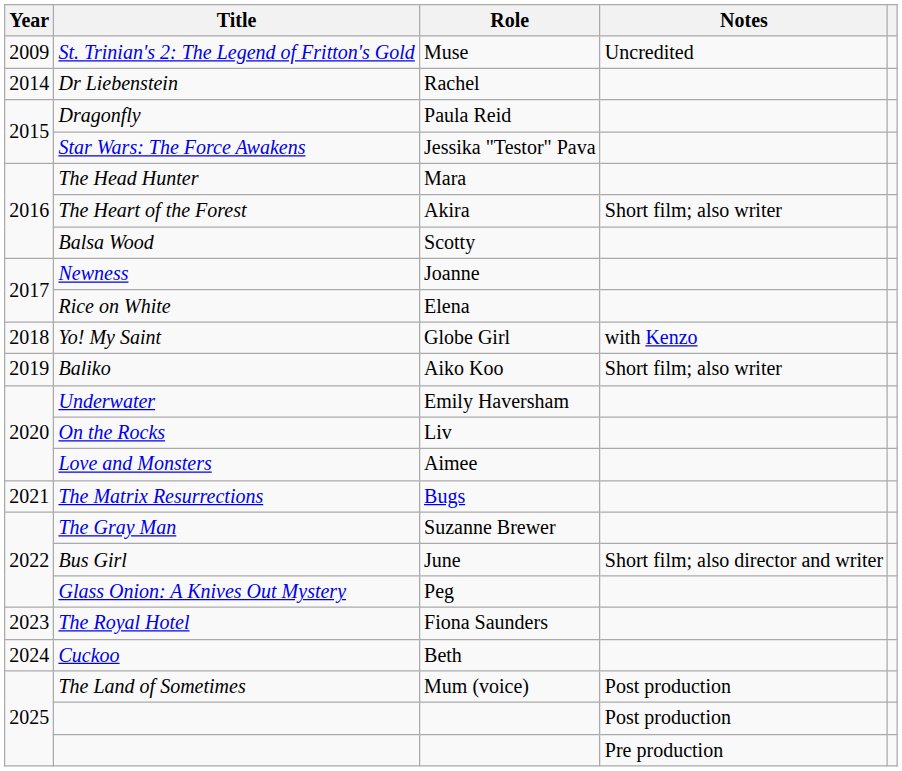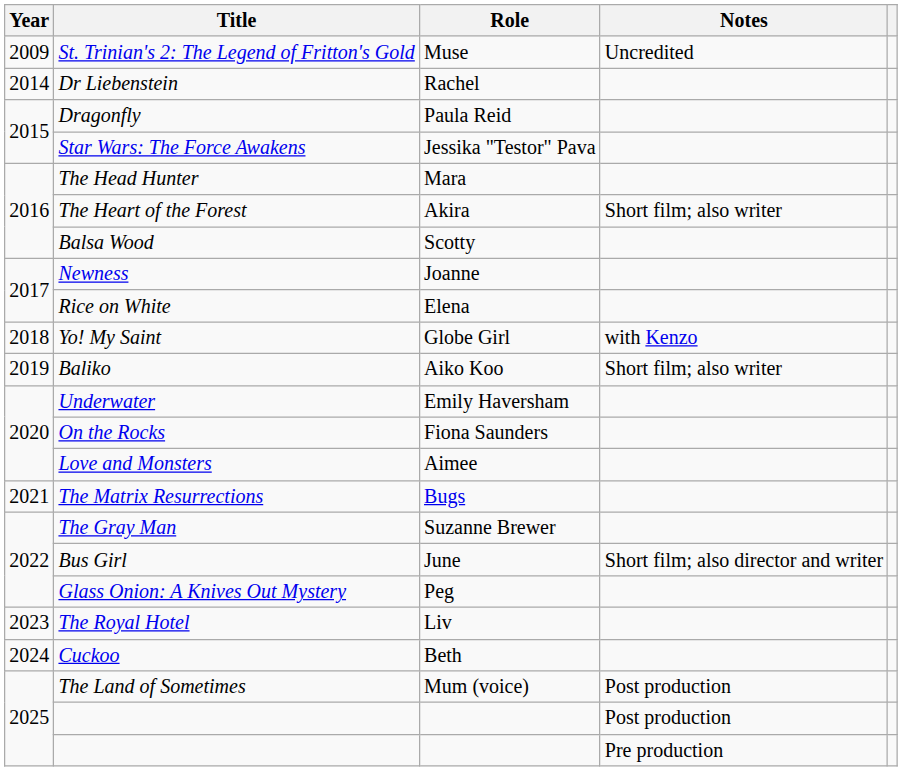(438, 432) Liv -> (486, 432) Fiona Saunders
(486, 623) Fiona Saunders -> (438, 623) Liv
